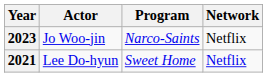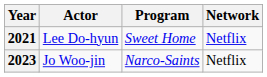rows swapped: (22, 60) <-> (22, 38)
